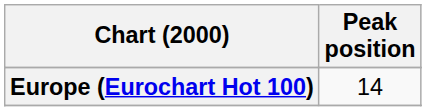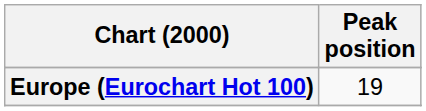(370, 86) 14 -> (370, 86) 19
